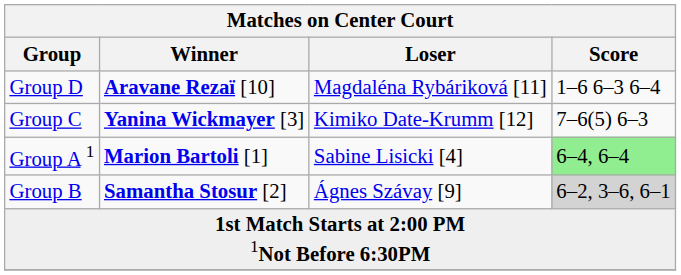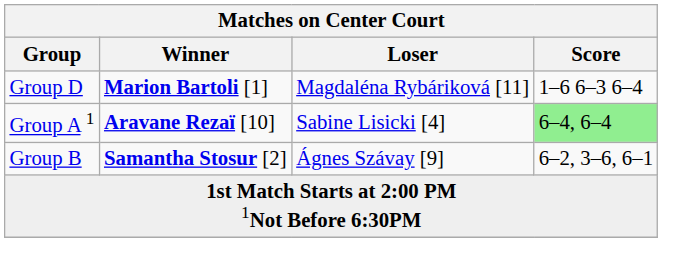(189, 86) Aravane Rezaï [10] -> (186, 86) Marion Bartoli [1]
- row: (46, 119)
(186, 155) Marion Bartoli [1] -> (189, 122) Aravane Rezaï [10]
(614, 191) lightgrey background -> (596, 158) no background
